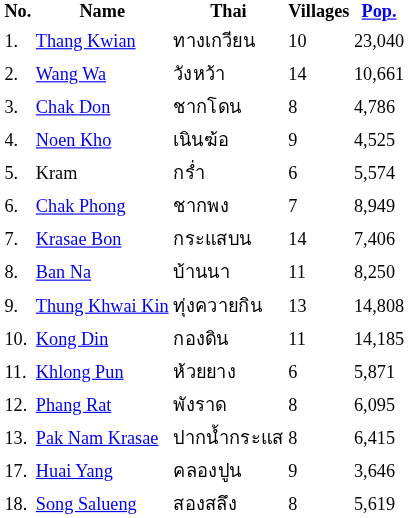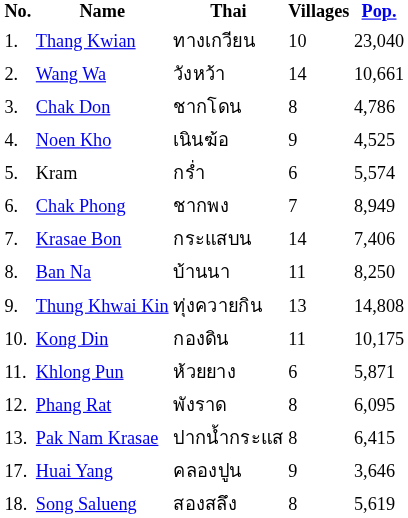(379, 338) 14,185 -> (379, 338) 10,175
